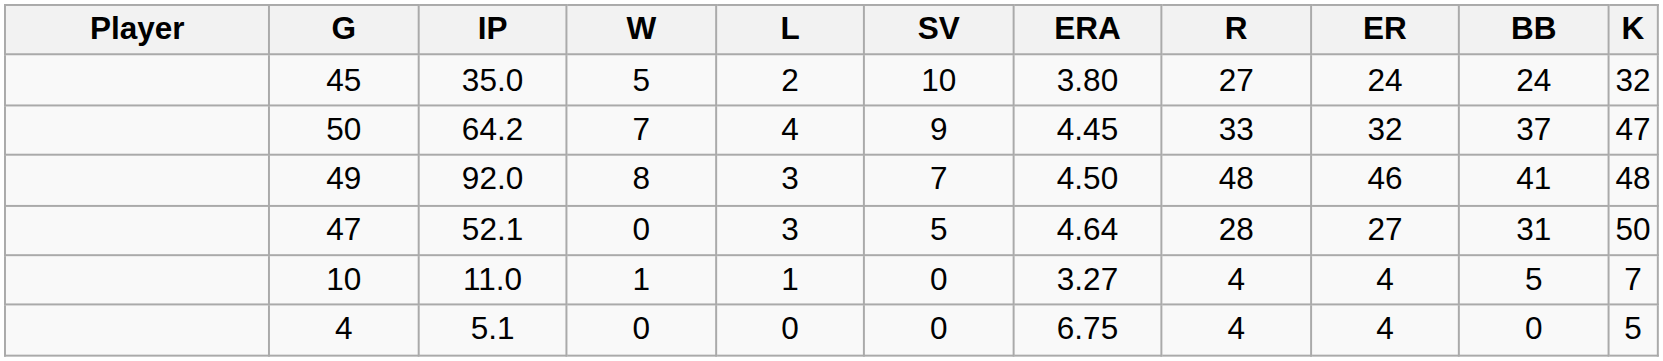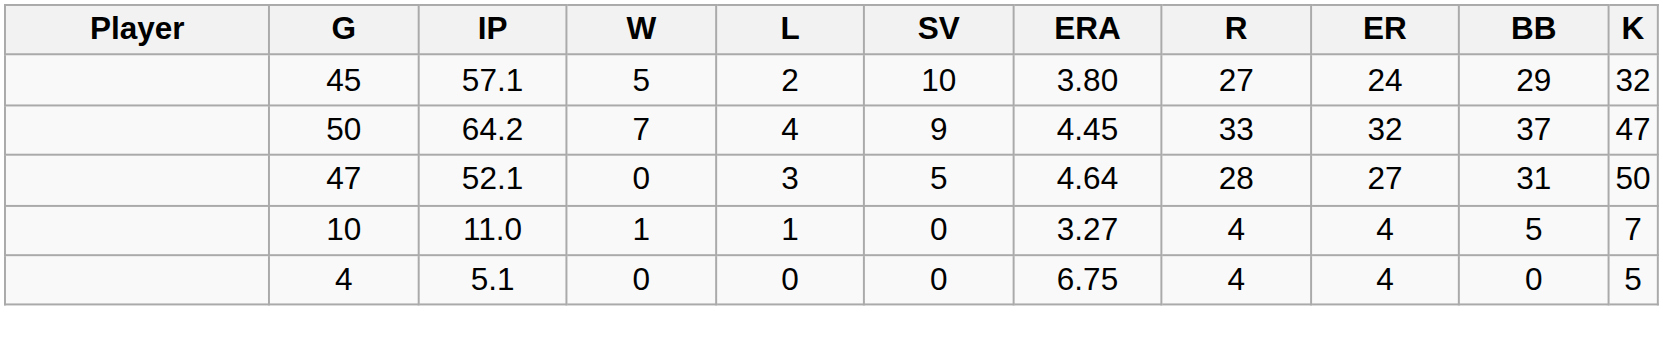(493, 79) 35.0 -> (493, 79) 57.1
(1534, 79) 24 -> (1534, 79) 29
- row: (344, 179)
